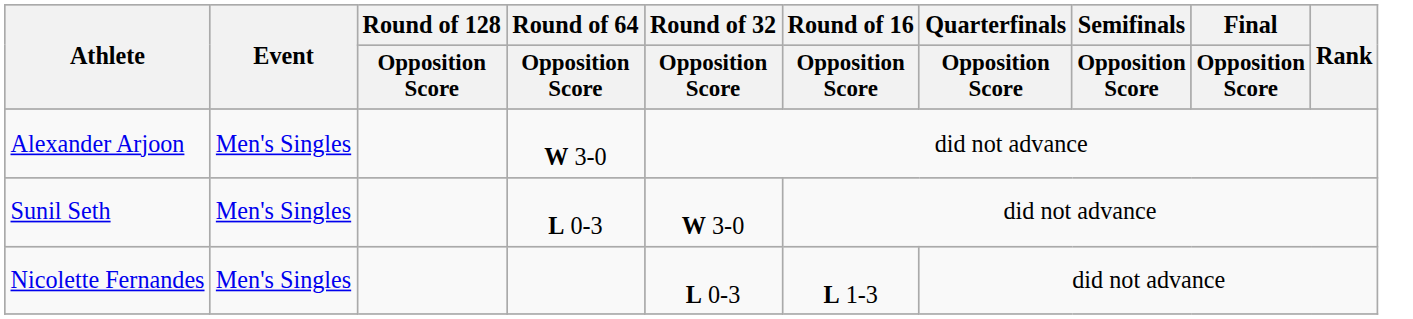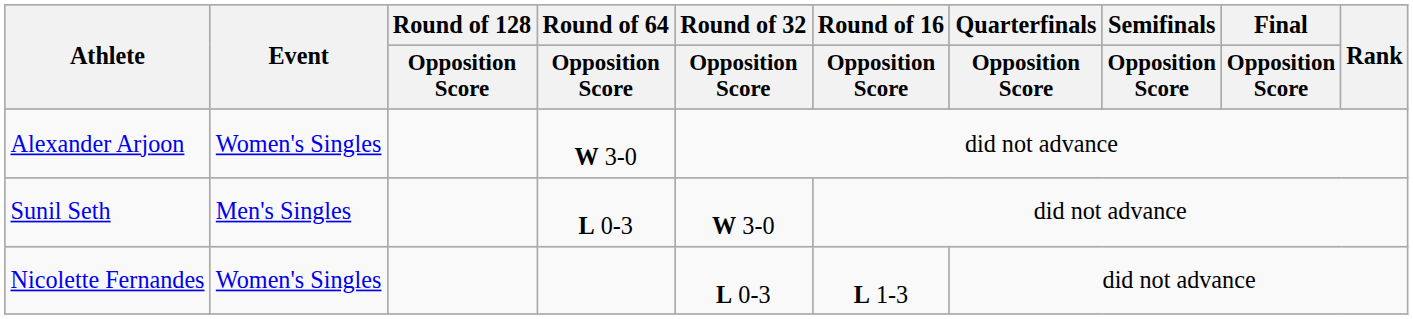(284, 143) Men's Singles -> (299, 143) Women's Singles
(284, 280) Men's Singles -> (299, 280) Women's Singles
